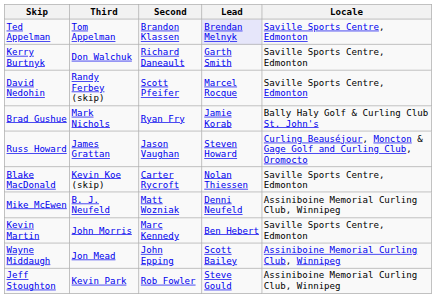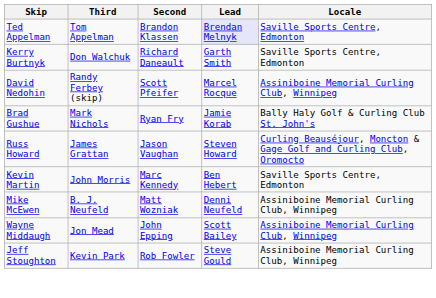(324, 88) Saville Sports Centre, Edmonton -> (337, 88) Assiniboine Memorial Curling Club, Winnipeg
- row: (31, 180)
rows swapped: (23, 230) <-> (37, 205)
